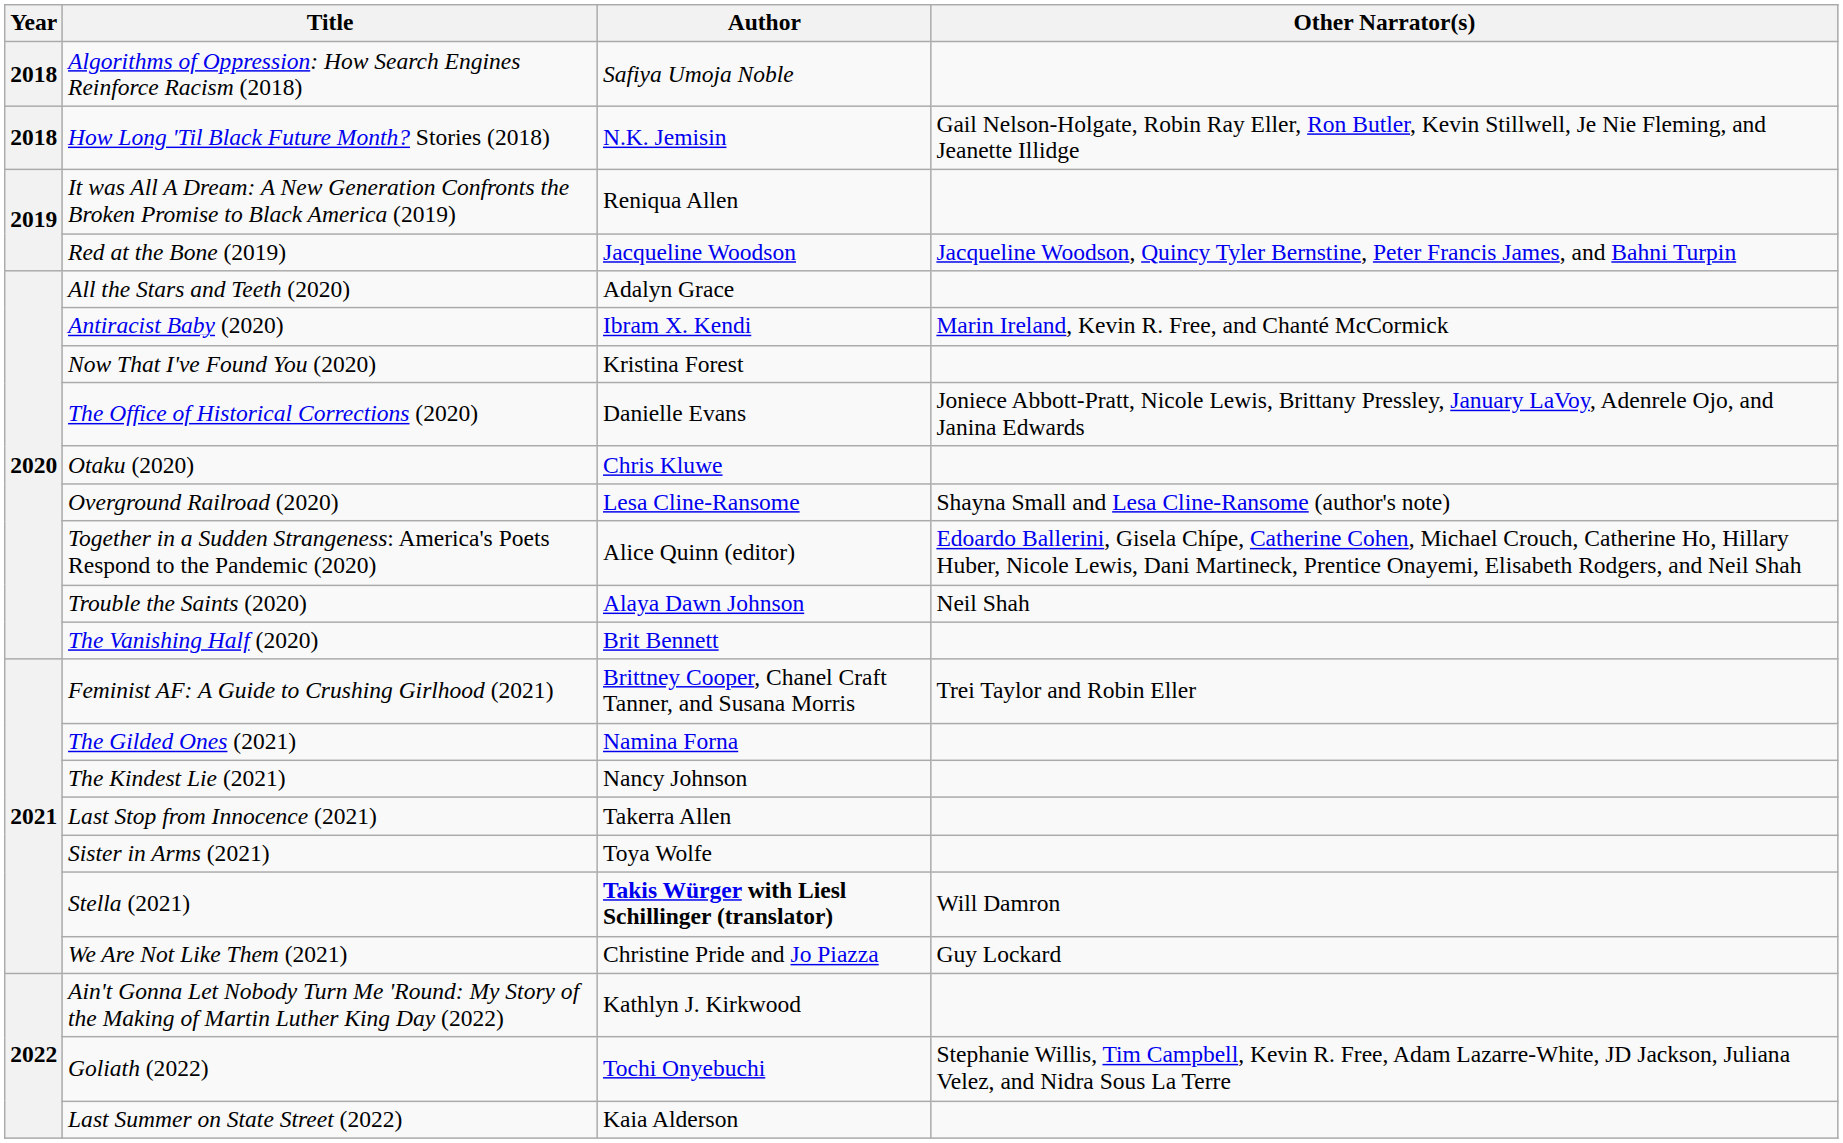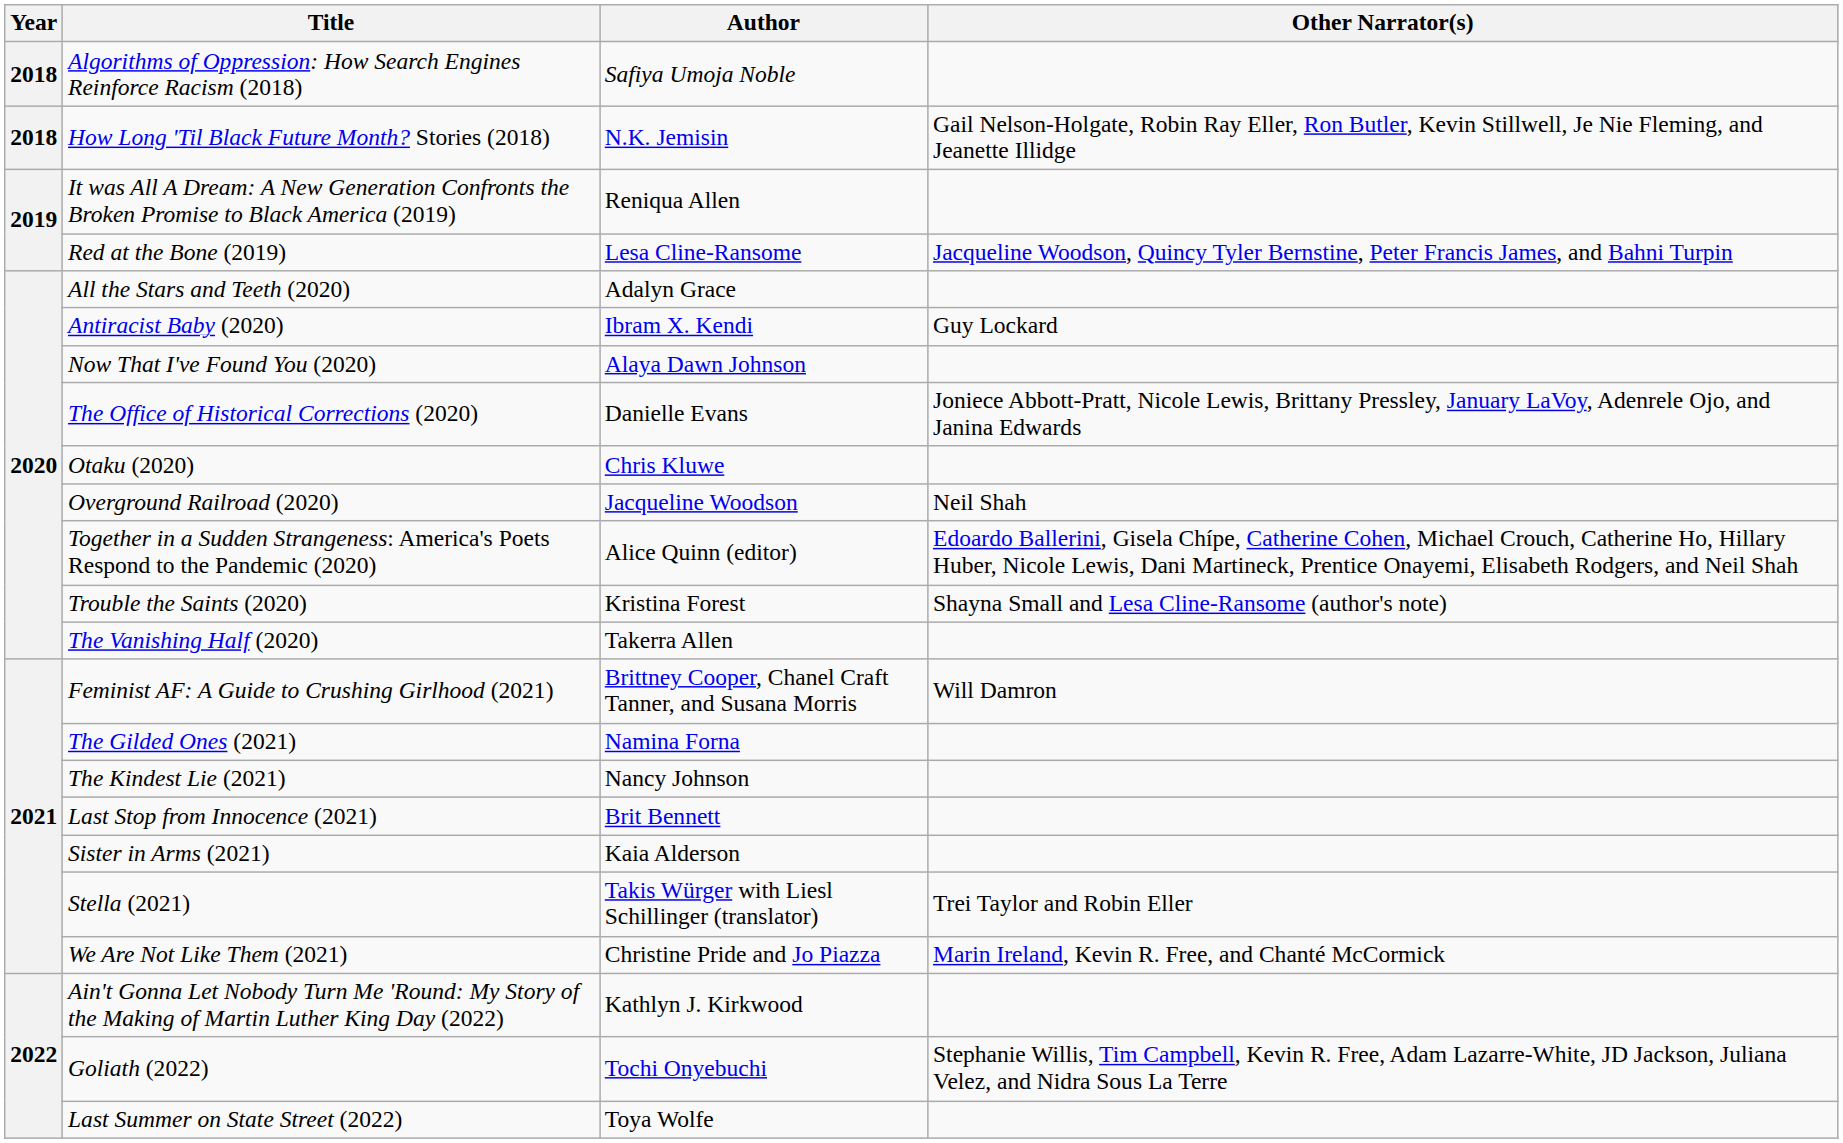(699, 251) Jacqueline Woodson -> (703, 251) Lesa Cline-Ransome
(1192, 326) Marin Ireland, Kevin R. Free, and Chanté McCormick -> (995, 326) Guy Lockard
(673, 363) Kristina Forest -> (705, 363) Alaya Dawn Johnson
(701, 502) Lesa Cline-Ransome -> (701, 502) Jacqueline Woodson
(1193, 502) Shayna Small and Lesa Cline-Ransome (author's note) -> (980, 502) Neil Shah
(704, 603) Alaya Dawn Johnson -> (675, 603) Kristina Forest
(983, 603) Neil Shah -> (1190, 603) Shayna Small and Lesa Cline-Ransome (author's note)
(661, 640) Brit Bennett -> (669, 640) Takerra Allen
(1066, 690) Trei Taylor and Robin Eller -> (995, 690) Will Damron
(667, 816) Takerra Allen -> (663, 816) Brit Bennett
(658, 853) Toya Wolfe -> (672, 853) Kaia Alderson
(725, 903) bold -> (719, 903) normal
(998, 903) Will Damron -> (1063, 903) Trei Taylor and Robin Eller
(999, 954) Guy Lockard -> (1189, 954) Marin Ireland, Kevin R. Free, and Chanté McCormick
(671, 1119) Kaia Alderson -> (659, 1119) Toya Wolfe
